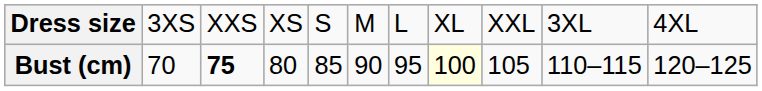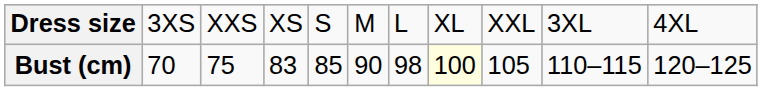(221, 64) bold -> (221, 64) normal
(283, 64) 80 -> (283, 64) 83
(408, 64) 95 -> (408, 64) 98
